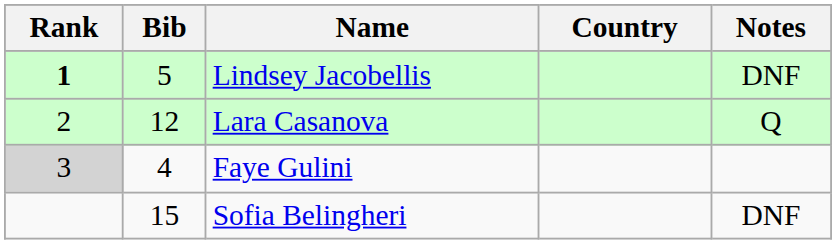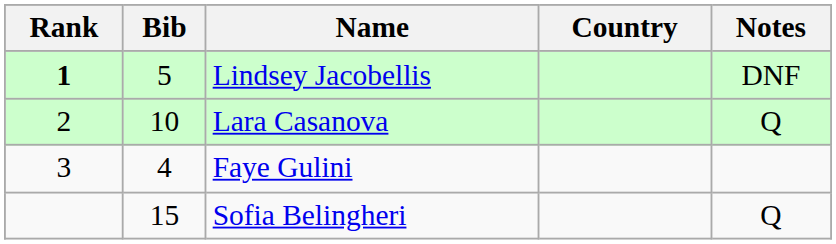(164, 121) 12 -> (164, 121) 10
(64, 167) lightgrey background -> (64, 167) no background
(771, 214) DNF -> (771, 214) Q
